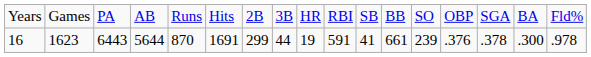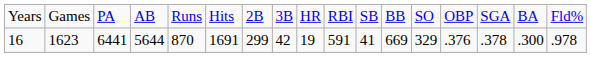(112, 40) 6443 -> (112, 40) 6441
(283, 40) 44 -> (283, 40) 42
(396, 40) 661 -> (396, 40) 669
(426, 40) 239 -> (426, 40) 329
